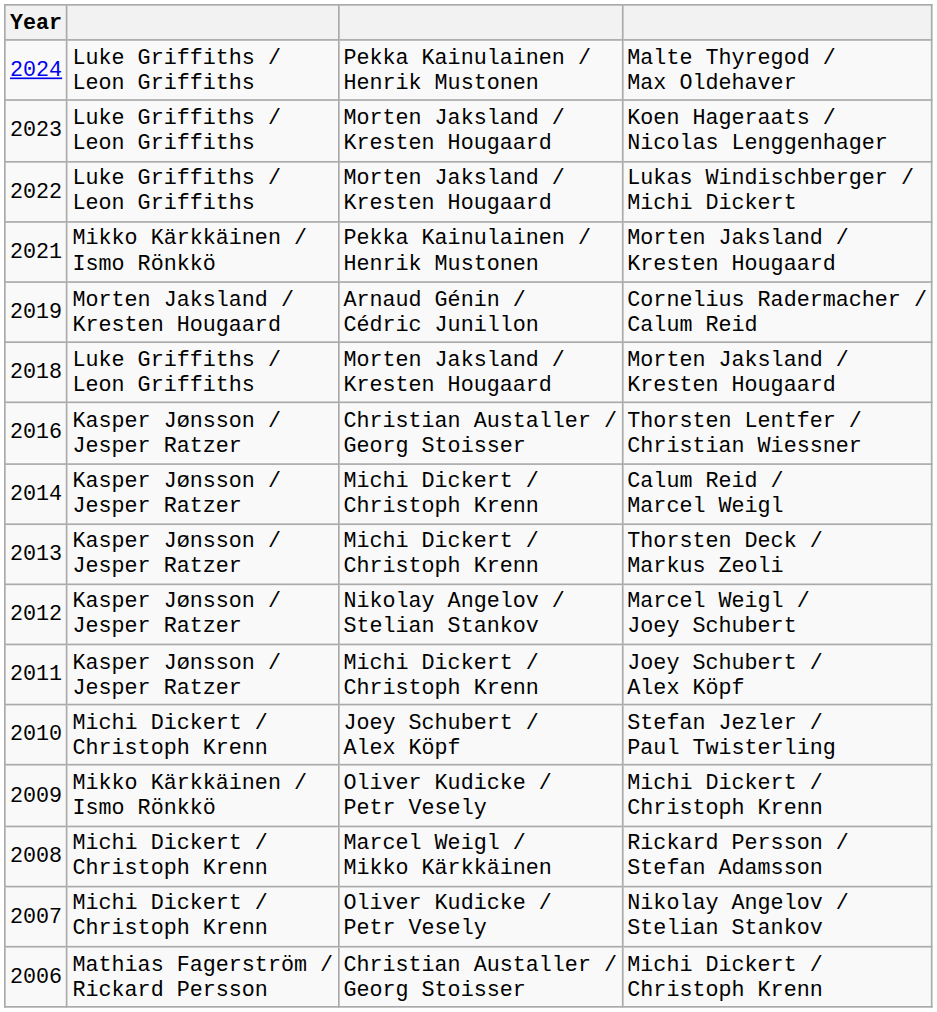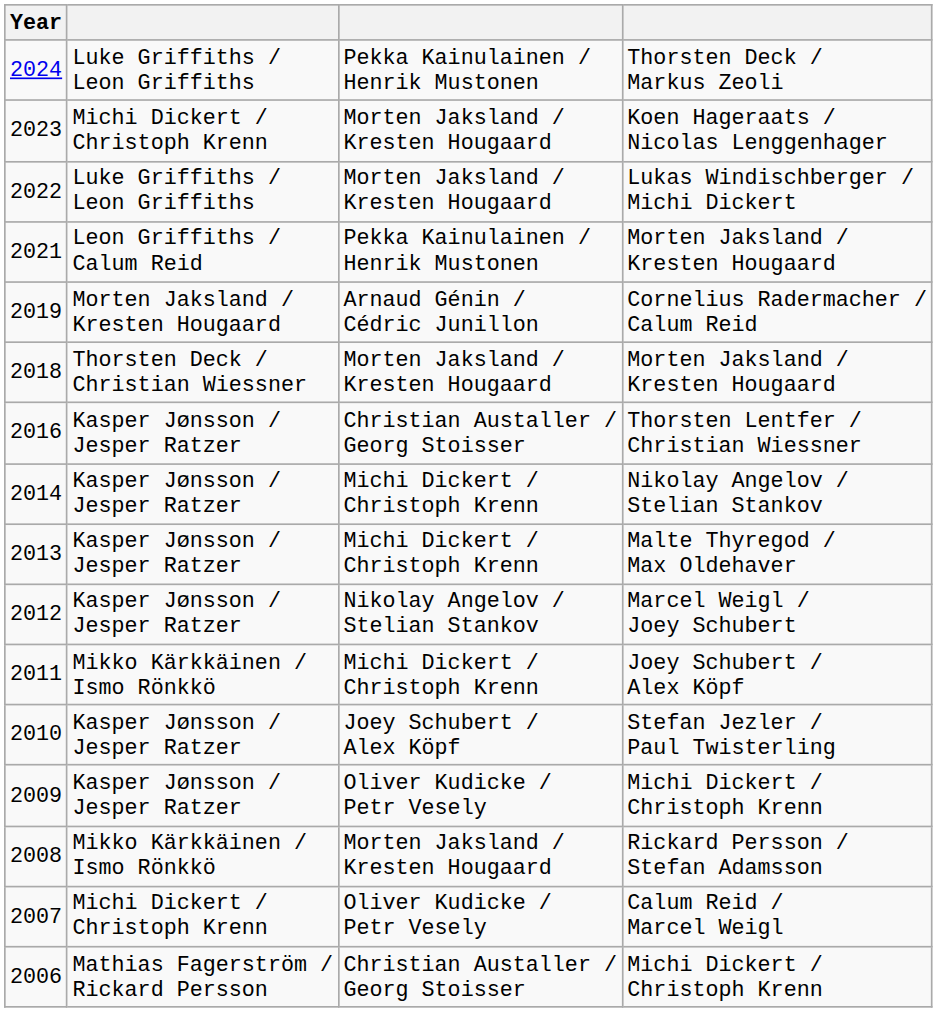(732, 70) Malte Thyregod / Max Oldehaver -> (725, 70) Thorsten Deck / Markus Zeoli
(177, 131) Luke Griffiths / Leon Griffiths -> (170, 131) Michi Dickert / Christoph Krenn
(190, 252) Mikko Kärkkäinen / Ismo Rönkkö -> (177, 252) Leon Griffiths / Calum Reid
(177, 373) Luke Griffiths / Leon Griffiths -> (190, 373) Thorsten Deck / Christian Wiessner
(705, 493) Calum Reid / Marcel Weigl -> (738, 493) Nikolay Angelov / Stelian Stankov
(725, 554) Thorsten Deck / Markus Zeoli -> (732, 554) Malte Thyregod / Max Oldehaver
(177, 675) Kasper Jønsson / Jesper Ratzer -> (190, 675) Mikko Kärkkäinen / Ismo Rönkkö
(170, 735) Michi Dickert / Christoph Krenn -> (177, 735) Kasper Jønsson / Jesper Ratzer
(190, 796) Mikko Kärkkäinen / Ismo Rönkkö -> (177, 796) Kasper Jønsson / Jesper Ratzer
(170, 856) Michi Dickert / Christoph Krenn -> (190, 856) Mikko Kärkkäinen / Ismo Rönkkö
(448, 856) Marcel Weigl / Mikko Kärkkäinen -> (454, 856) Morten Jaksland / Kresten Hougaard
(738, 916) Nikolay Angelov / Stelian Stankov -> (705, 916) Calum Reid / Marcel Weigl
